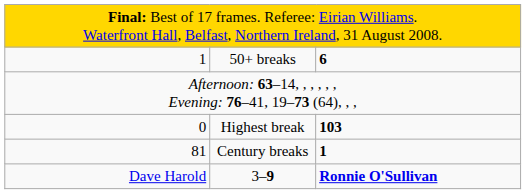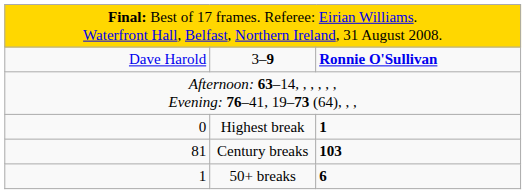rows swapped: (263, 176) <-> (263, 59)
(330, 127) 103 -> (323, 127) 1
(323, 151) 1 -> (330, 151) 103
